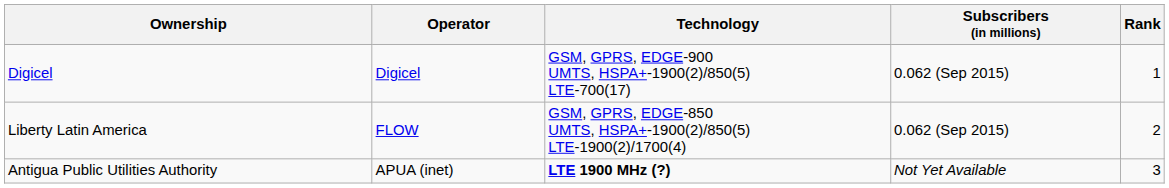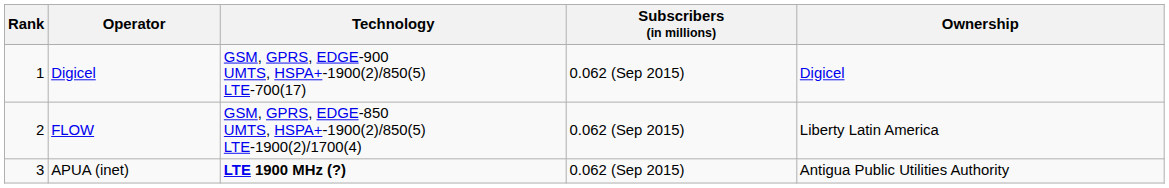columns swapped: (1143, 24) <-> (188, 24)
(950, 170) Not Yet Available -> (627, 170) 0.062 (Sep 2015)
